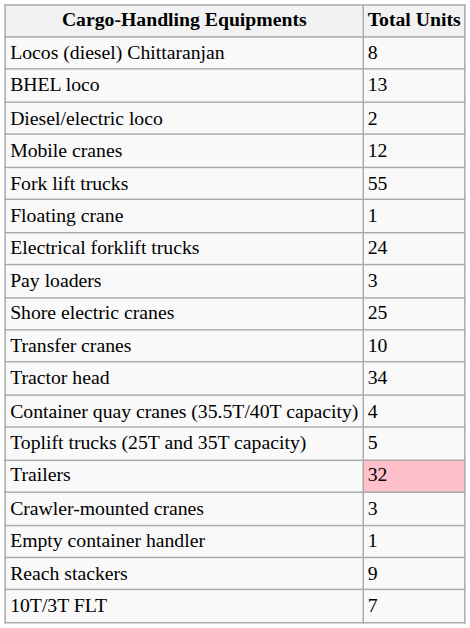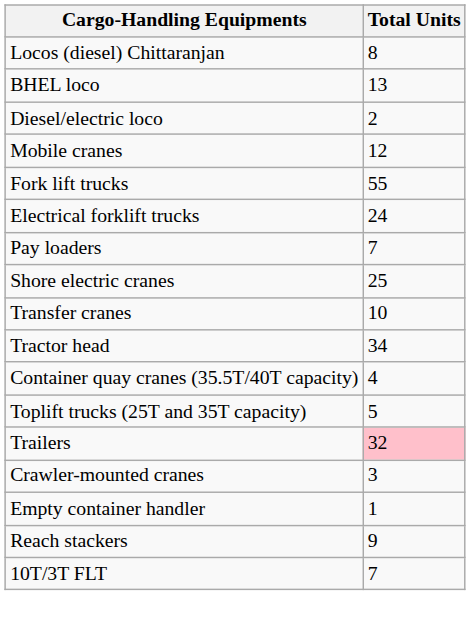- row: (67, 215)
(373, 280) 3 -> (373, 248) 7
